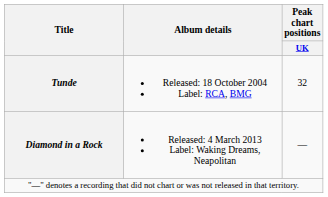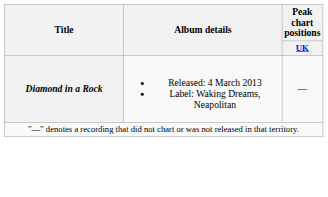- row: (64, 83)
